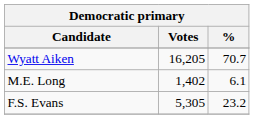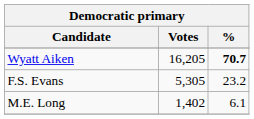(234, 59) normal -> (234, 59) bold
rows swapped: (35, 102) <-> (36, 81)
